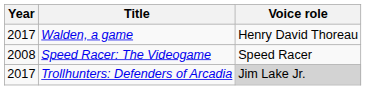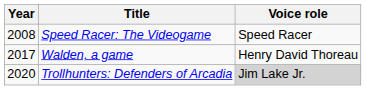rows swapped: (126, 54) <-> (87, 34)
(21, 74) 2017 -> (21, 74) 2020
